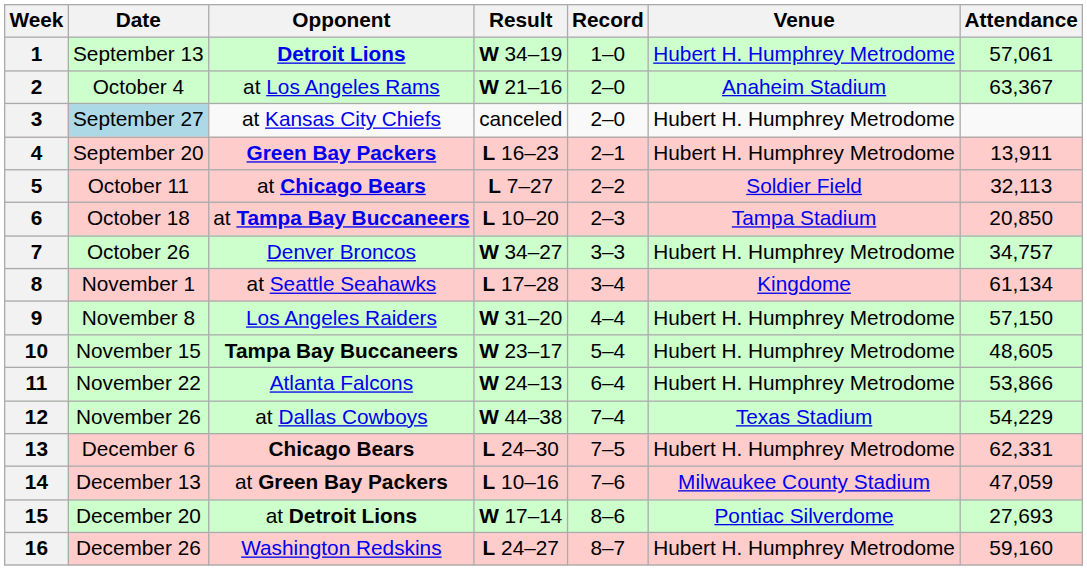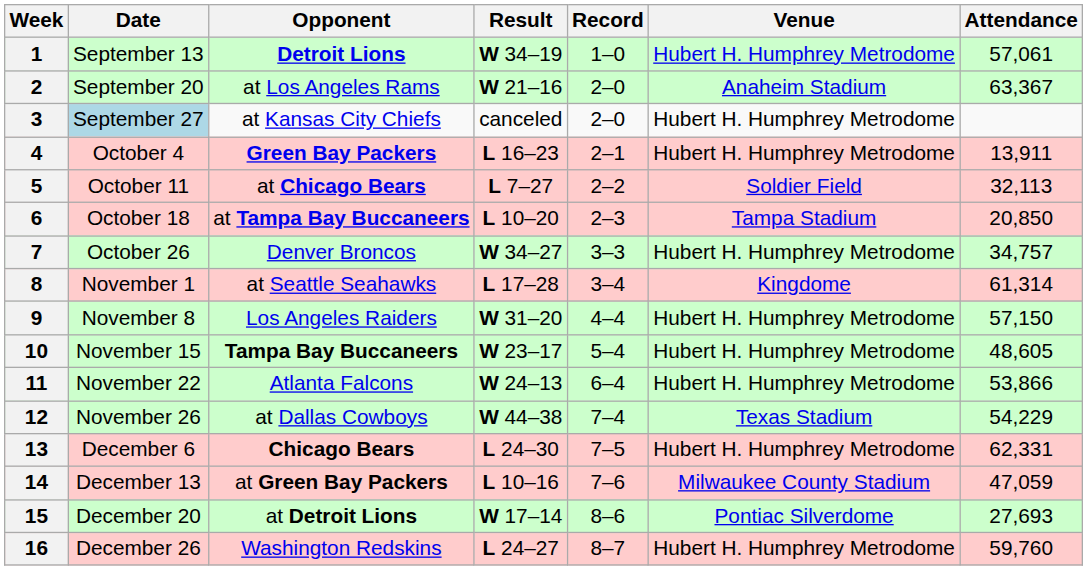(138, 86) October 4 -> (138, 86) September 20
(138, 152) September 20 -> (138, 152) October 4
(1021, 284) 61,134 -> (1021, 284) 61,314
(1021, 548) 59,160 -> (1021, 548) 59,760
